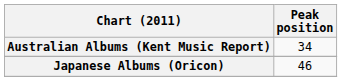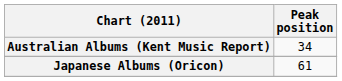(305, 66) 46 -> (305, 66) 61
